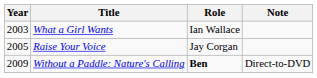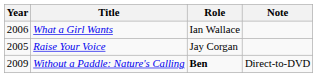(18, 30) 2003 -> (18, 30) 2006
